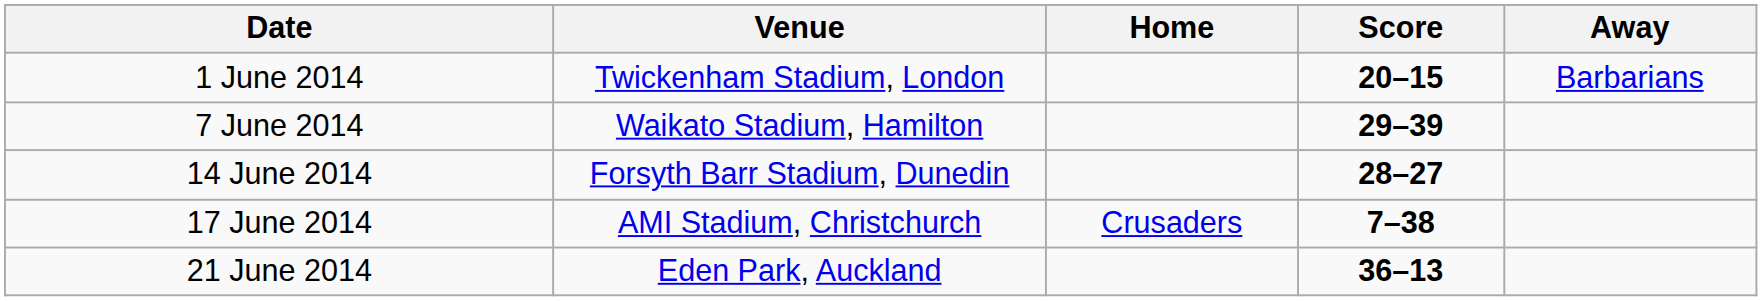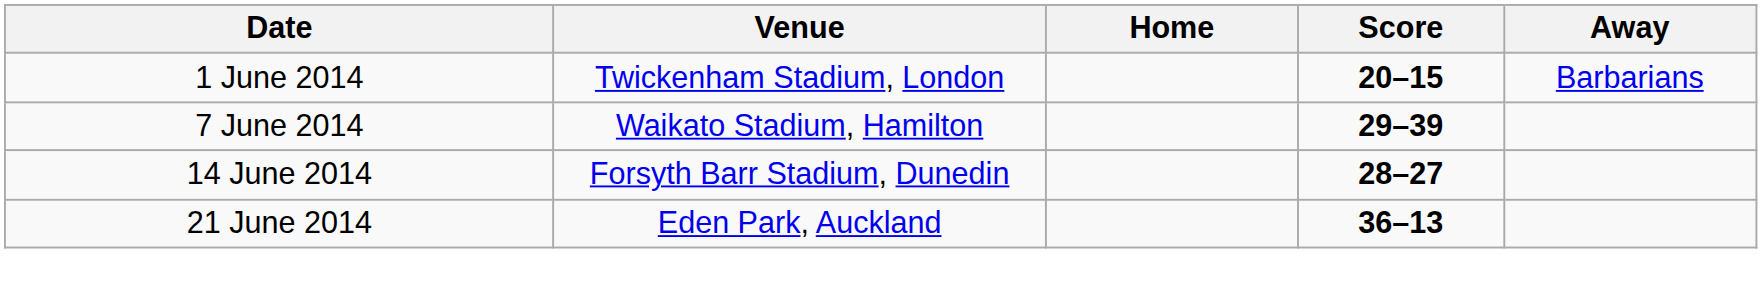- row: (279, 222)
